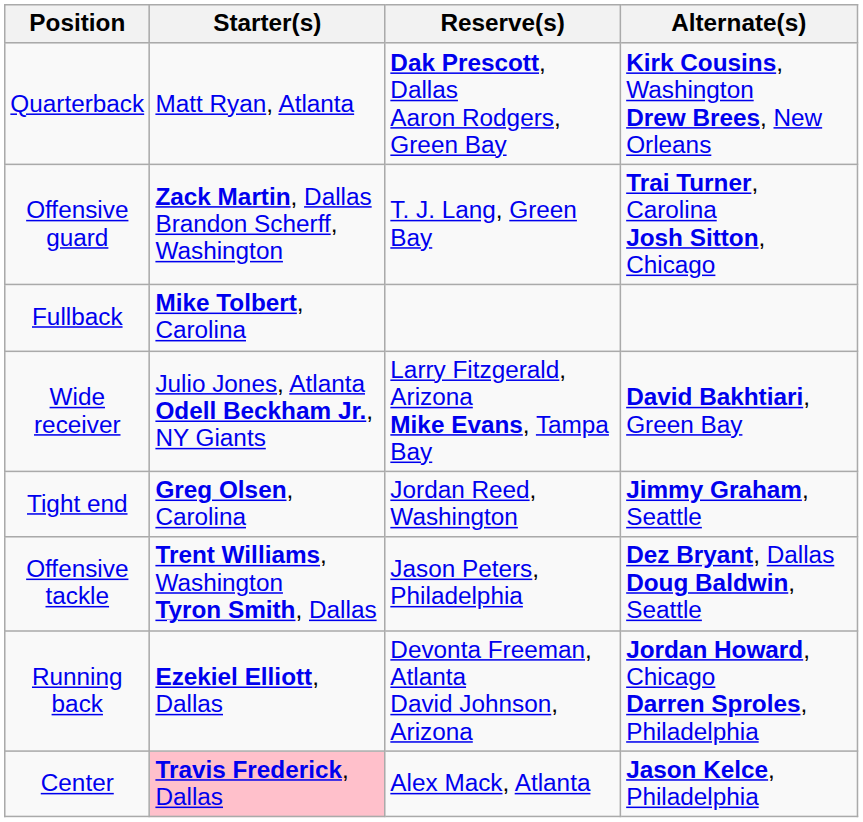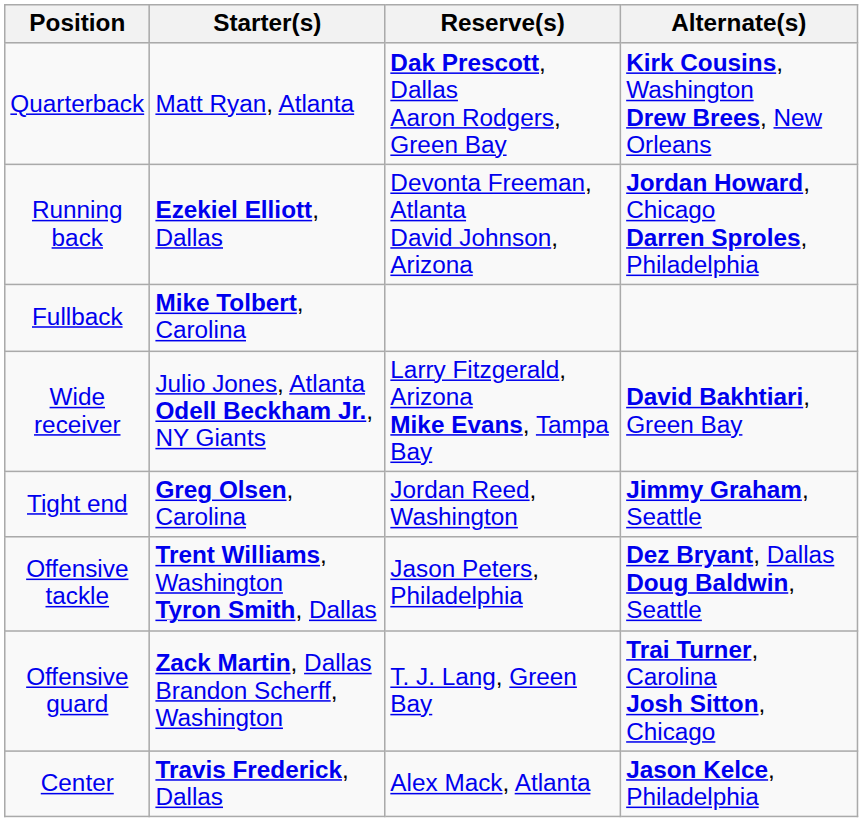rows swapped: (77, 690) <-> (77, 224)
(252, 783) pink background -> (252, 783) no background
